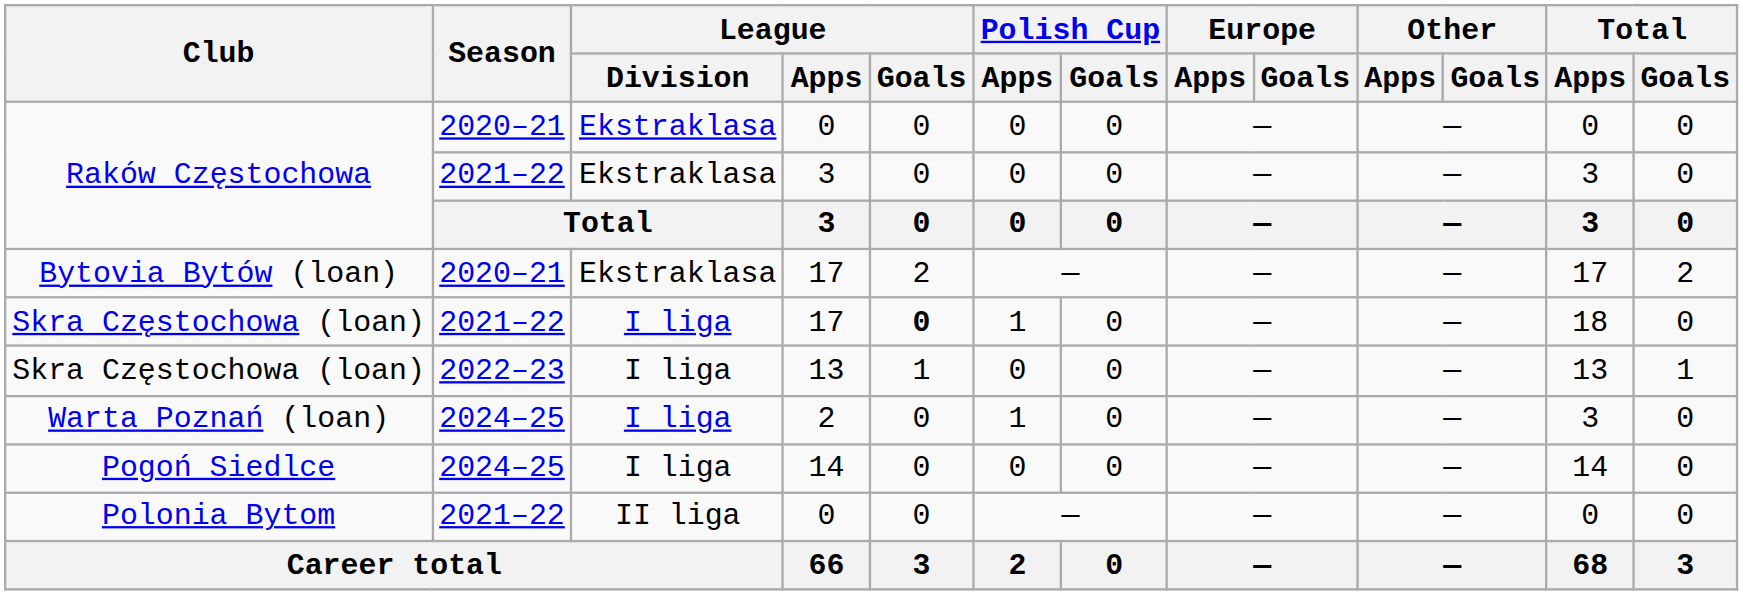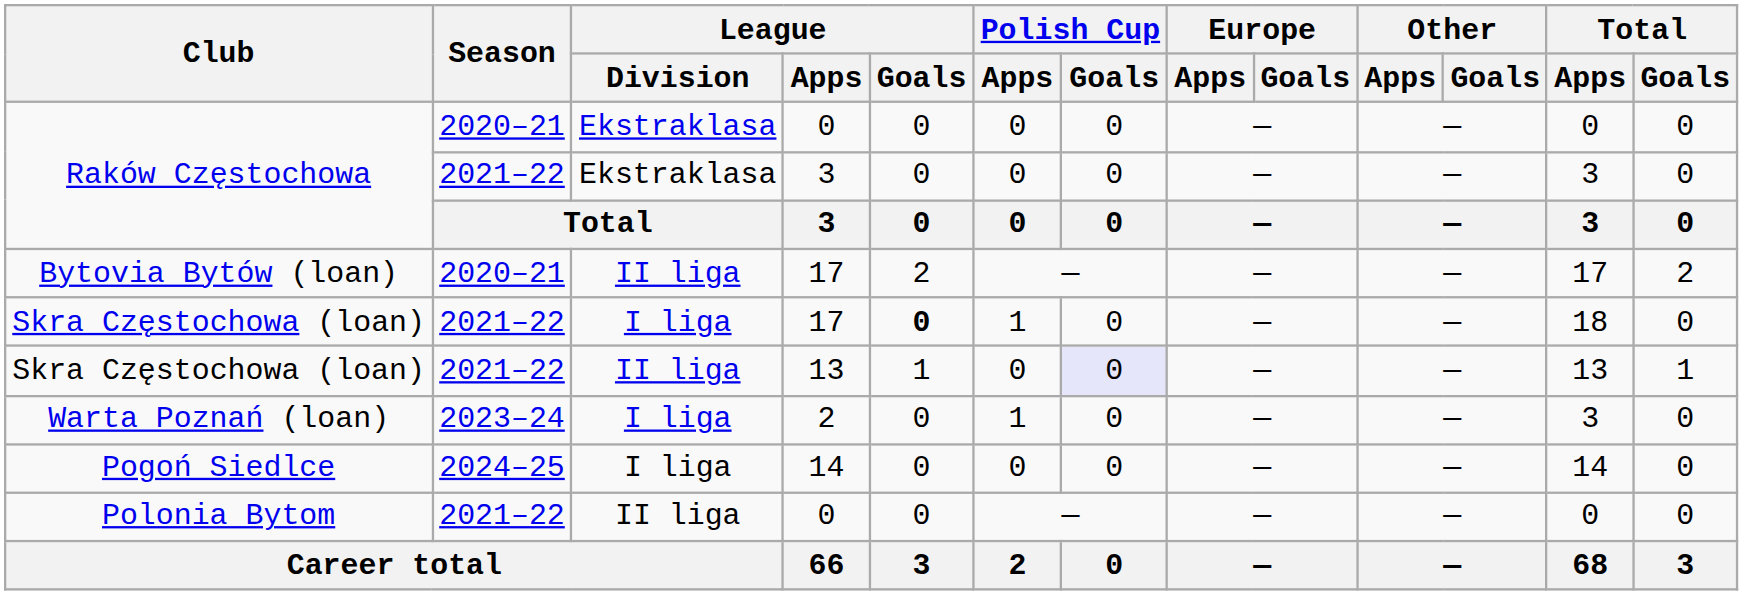(678, 273) Ekstraklasa -> (678, 273) II liga
(502, 371) 2022–23 -> (502, 371) 2021–22
(678, 371) I liga -> (678, 371) II liga
(1114, 371) no background -> (1114, 371) lavender background
(502, 419) 2024–25 -> (502, 419) 2023–24
